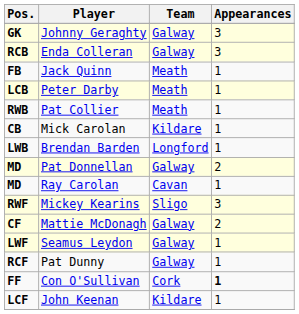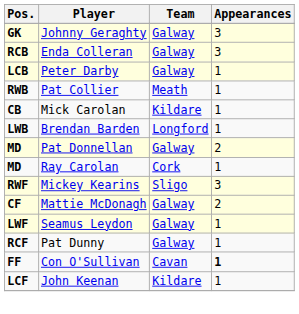- row: (76, 71)
(170, 90) Meath -> (173, 71) Galway
(170, 186) Cavan -> (166, 167) Cork
(166, 281) Cork -> (170, 262) Cavan
